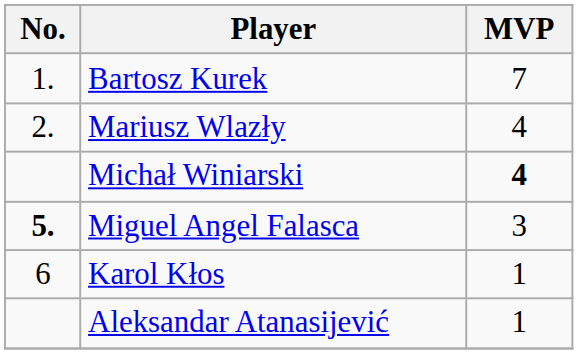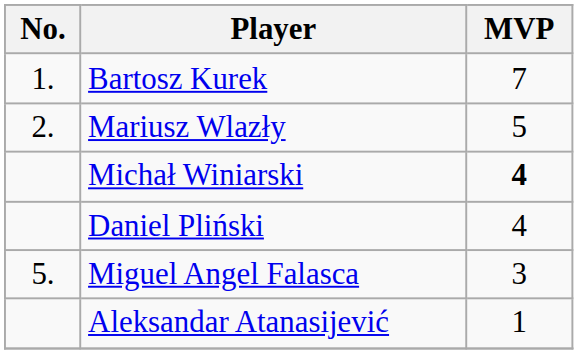(519, 126) 4 -> (519, 126) 5
+ row: (176, 224)
(43, 224) bold -> (43, 273) normal
- row: (156, 273)
